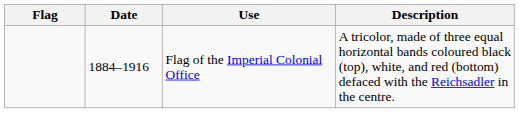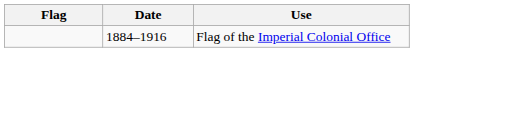- column: (425, 15)
